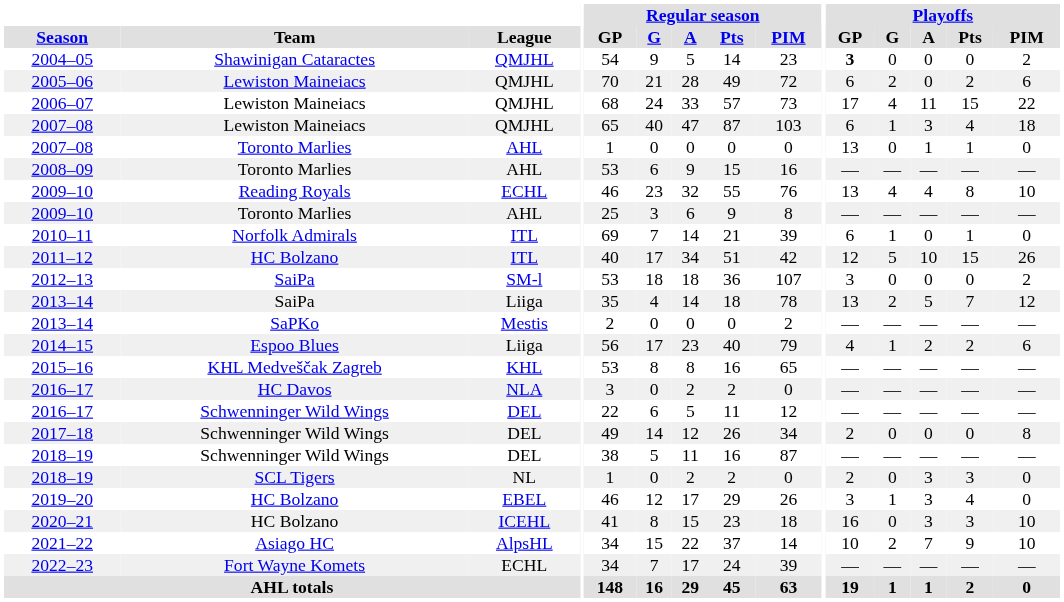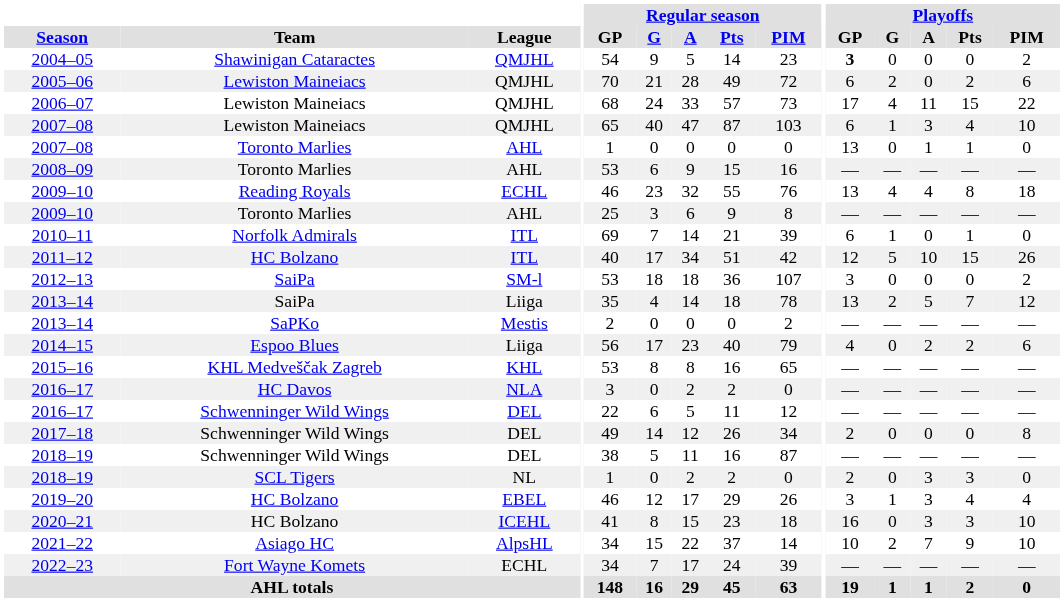(1027, 124) 18 -> (1027, 124) 10
(1027, 190) 10 -> (1027, 190) 18
(892, 344) 1 -> (892, 344) 0
(1027, 498) 0 -> (1027, 498) 4
